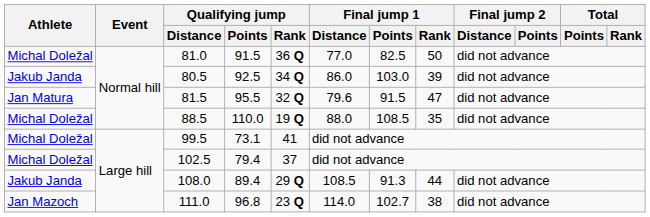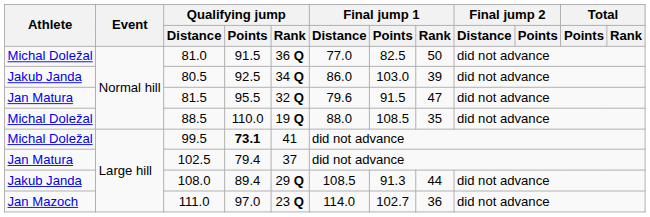(248, 139) normal -> (248, 139) bold
(50, 160) Michal Doležal -> (40, 160) Jan Matura
(248, 202) 96.8 -> (248, 202) 97.0
(435, 202) 38 -> (435, 202) 36
